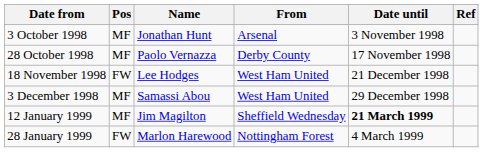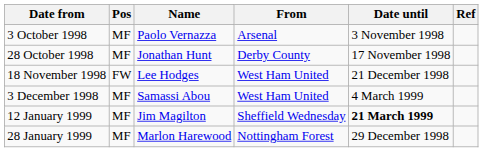(174, 34) Jonathan Hunt -> (177, 34) Paolo Vernazza
(177, 55) Paolo Vernazza -> (174, 55) Jonathan Hunt
(400, 95) 29 December 1998 -> (387, 95) 4 March 1999
(122, 136) FW -> (121, 136) MF
(387, 136) 4 March 1999 -> (400, 136) 29 December 1998
